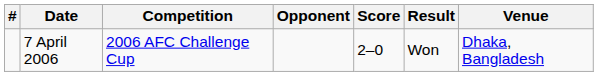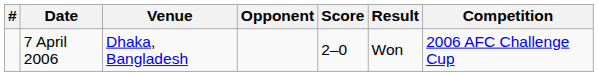columns swapped: (526, 16) <-> (188, 16)
